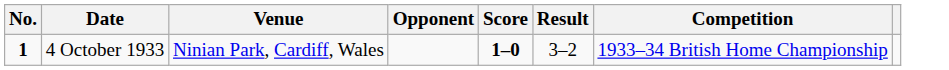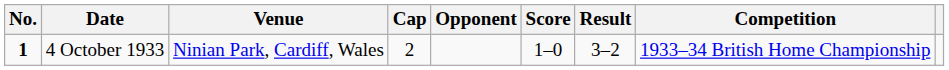+ column: (410, 19)
(505, 49) bold -> (548, 49) normal
